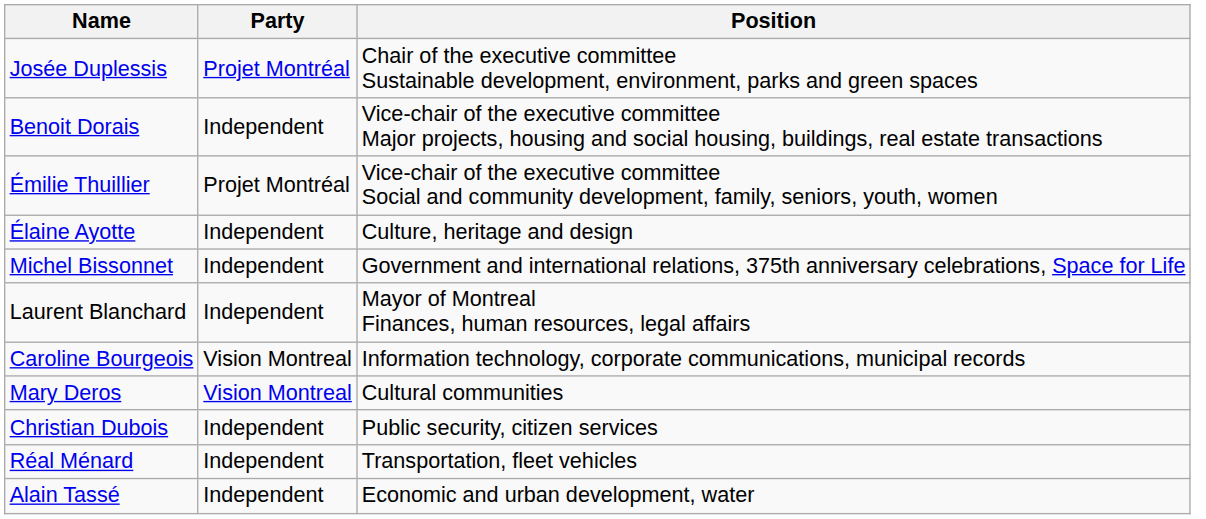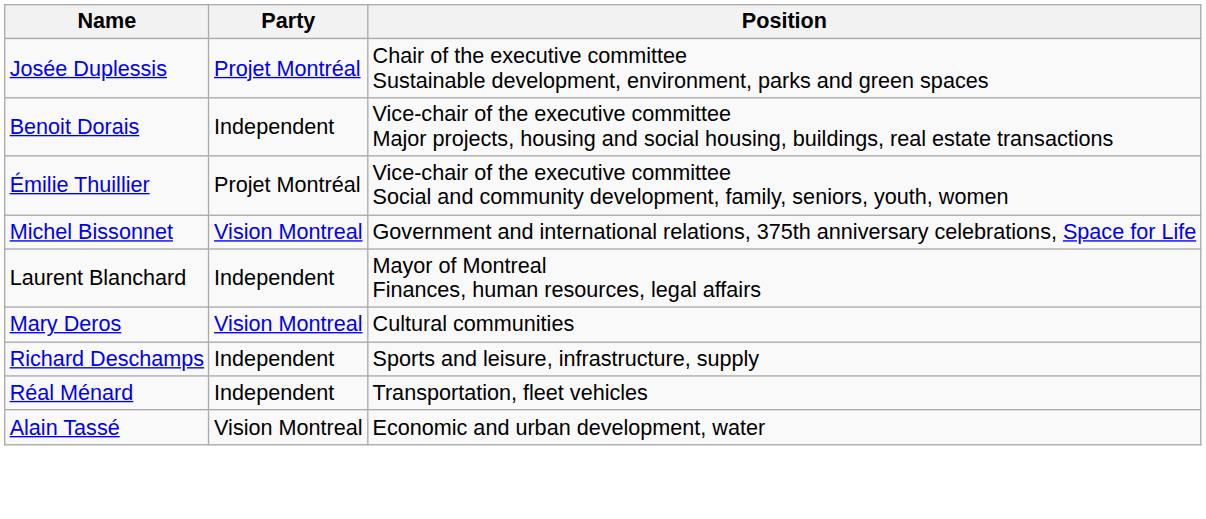- row: (73, 231)
(263, 265) Independent -> (288, 231) Vision Montreal
- row: (102, 358)
+ row: (107, 358)
- row: (89, 427)
(263, 495) Independent -> (288, 427) Vision Montreal
